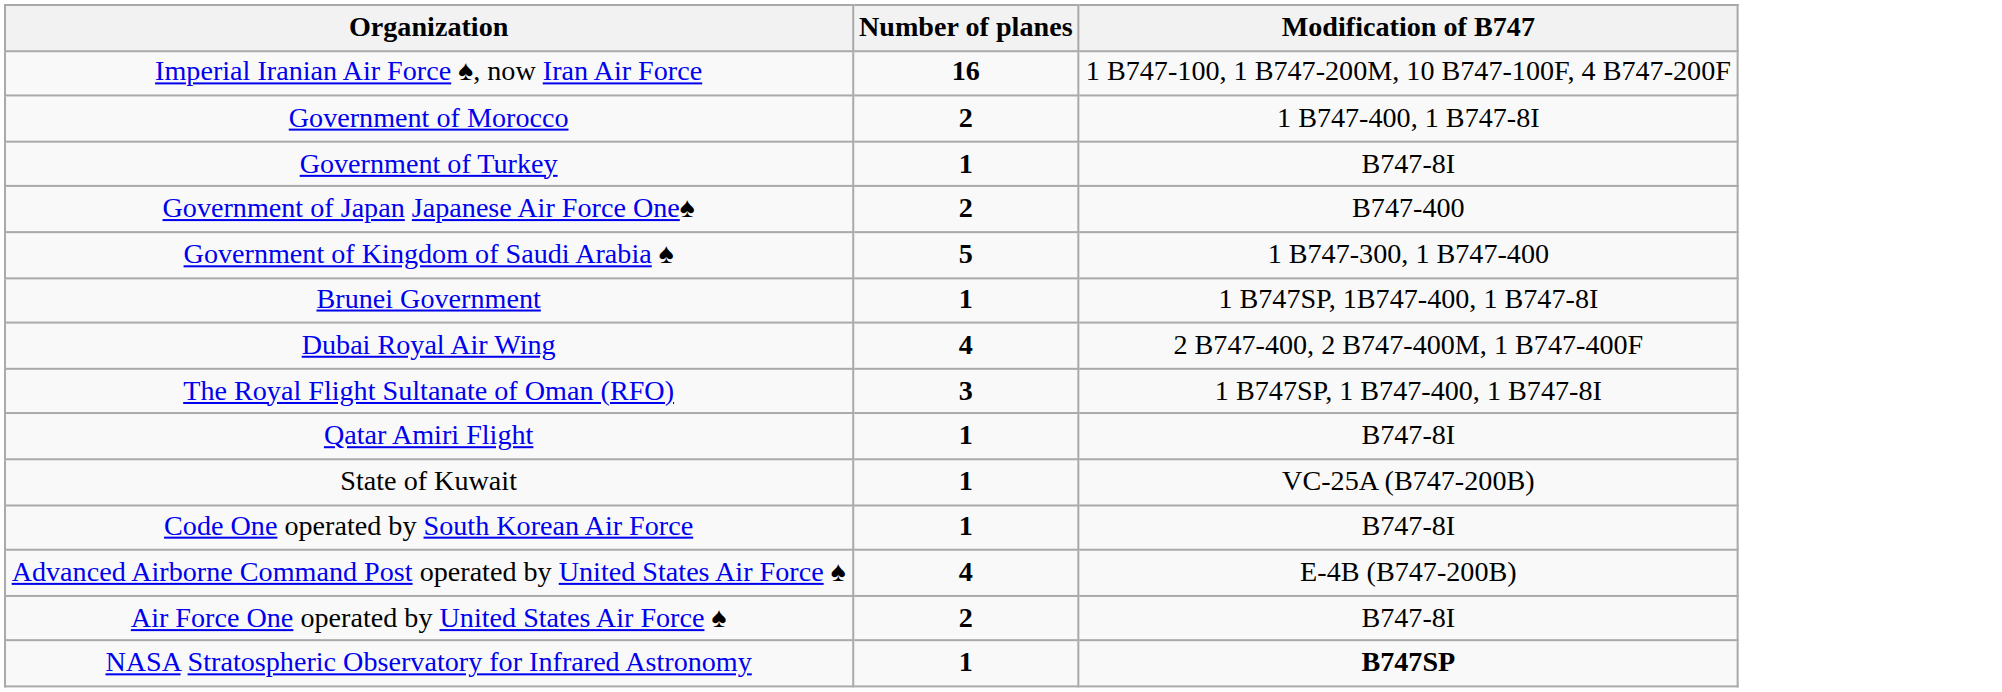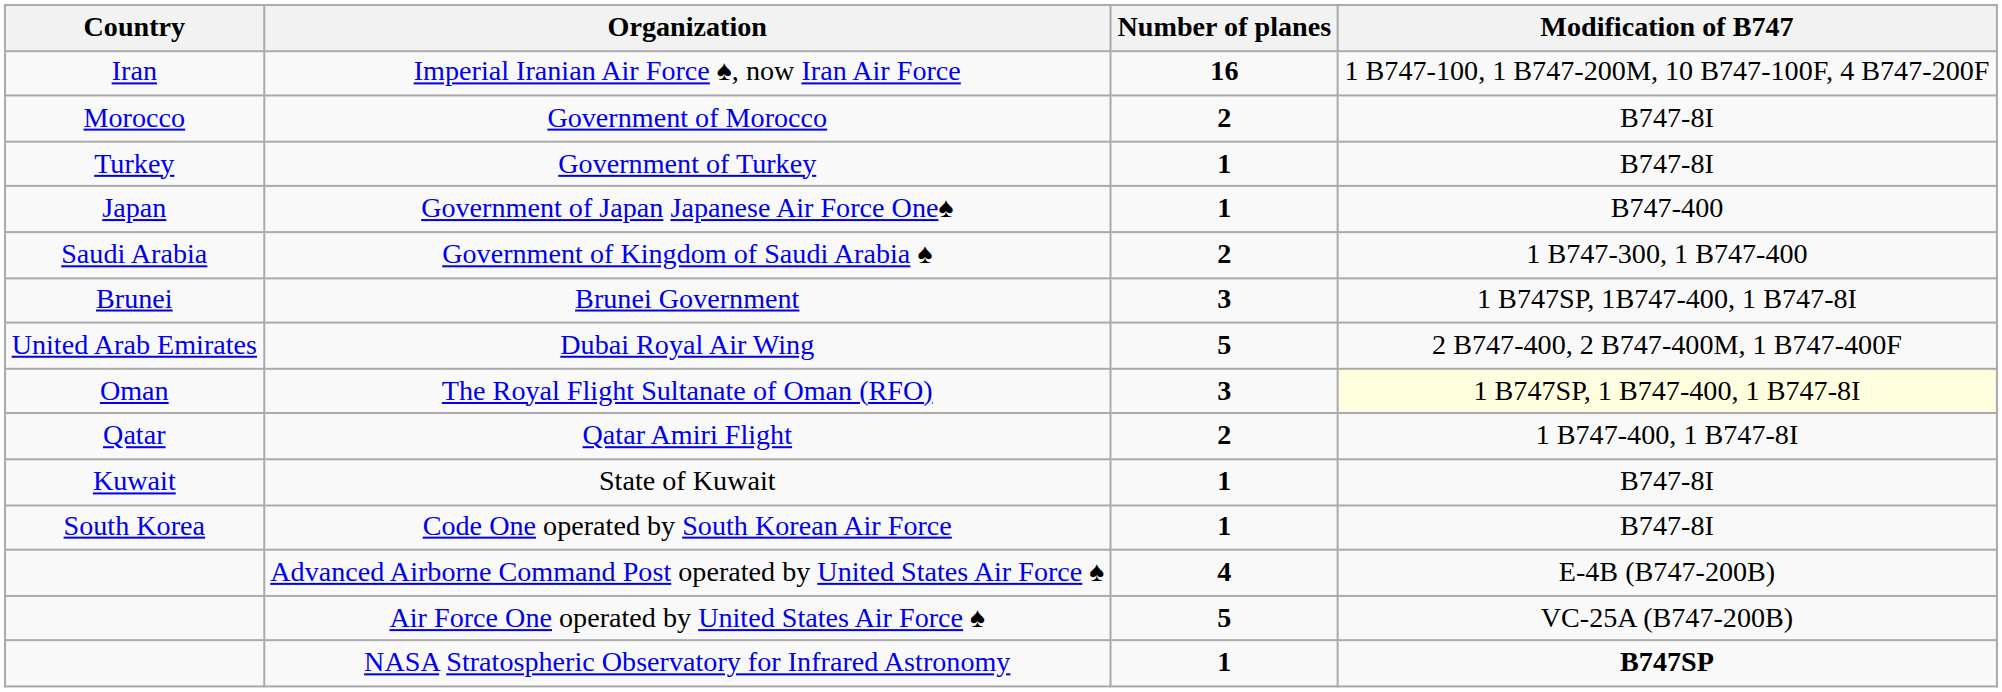+ column: (134, 27)
(1408, 118) 1 B747-400, 1 B747-8I -> (1667, 118) B747-8I
(966, 208) 2 -> (1224, 208) 1
(966, 254) 5 -> (1224, 254) 2
(966, 299) 1 -> (1224, 299) 3
(966, 345) 4 -> (1224, 345) 5
(1408, 390) no background -> (1667, 390) lightyellow background
(966, 435) 1 -> (1224, 435) 2
(1408, 435) B747-8I -> (1667, 435) 1 B747-400, 1 B747-8I
(1408, 481) VC-25A (B747-200B) -> (1667, 481) B747-8I
(966, 617) 2 -> (1224, 617) 5
(1408, 617) B747-8I -> (1667, 617) VC-25A (B747-200B)
